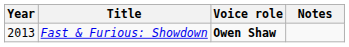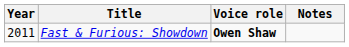(21, 33) 2013 -> (21, 33) 2011
